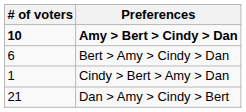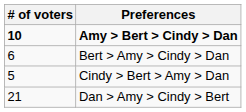(11, 76) 1 -> (11, 76) 5
